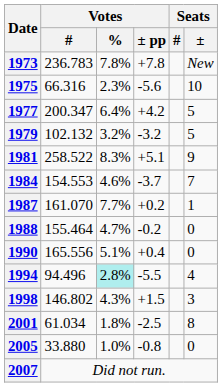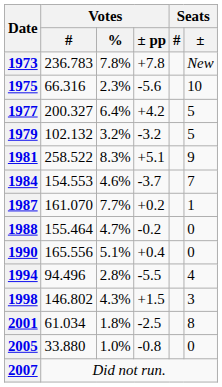(69, 110) 200.347 -> (69, 110) 200.327
(115, 275) paleturquoise background -> (115, 275) no background
